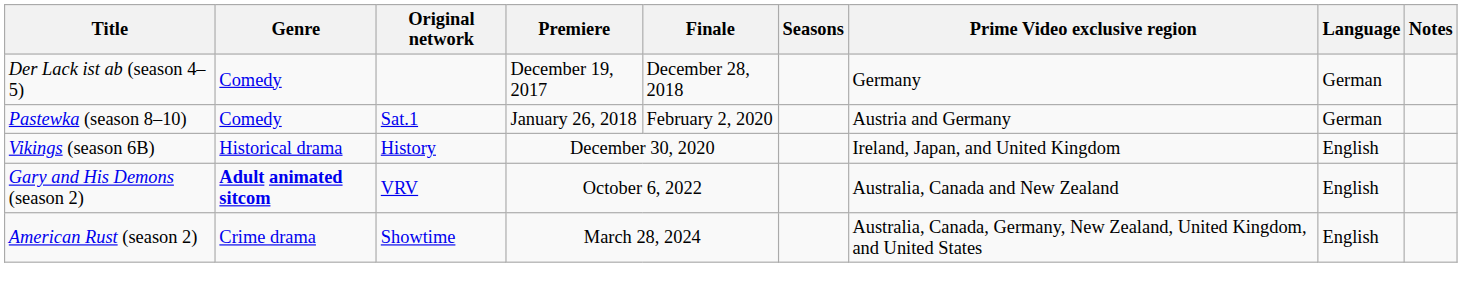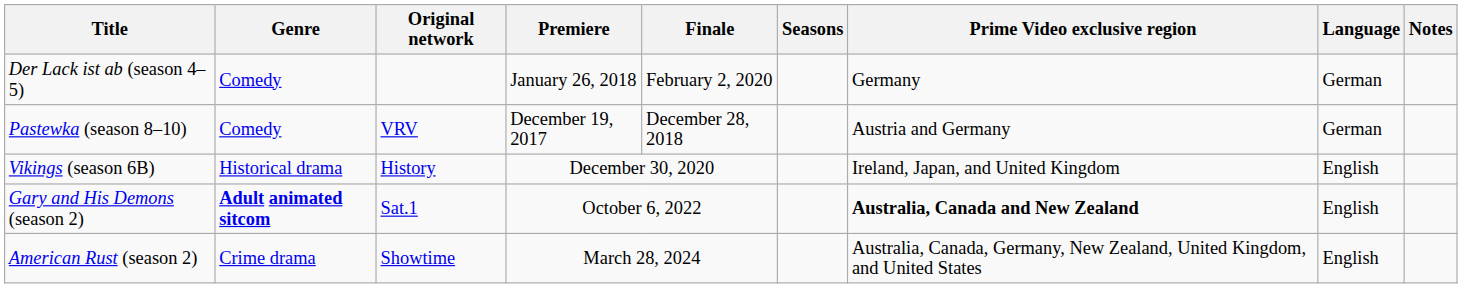(562, 79) December 19, 2017 -> (573, 79) January 26, 2018
(698, 79) December 28, 2018 -> (709, 79) February 2, 2020
(399, 118) Sat.1 -> (399, 129) VRV
(574, 118) January 26, 2018 -> (562, 129) December 19, 2017
(710, 118) February 2, 2020 -> (698, 129) December 28, 2018
(399, 187) VRV -> (399, 208) Sat.1
(986, 187) normal -> (995, 208) bold
